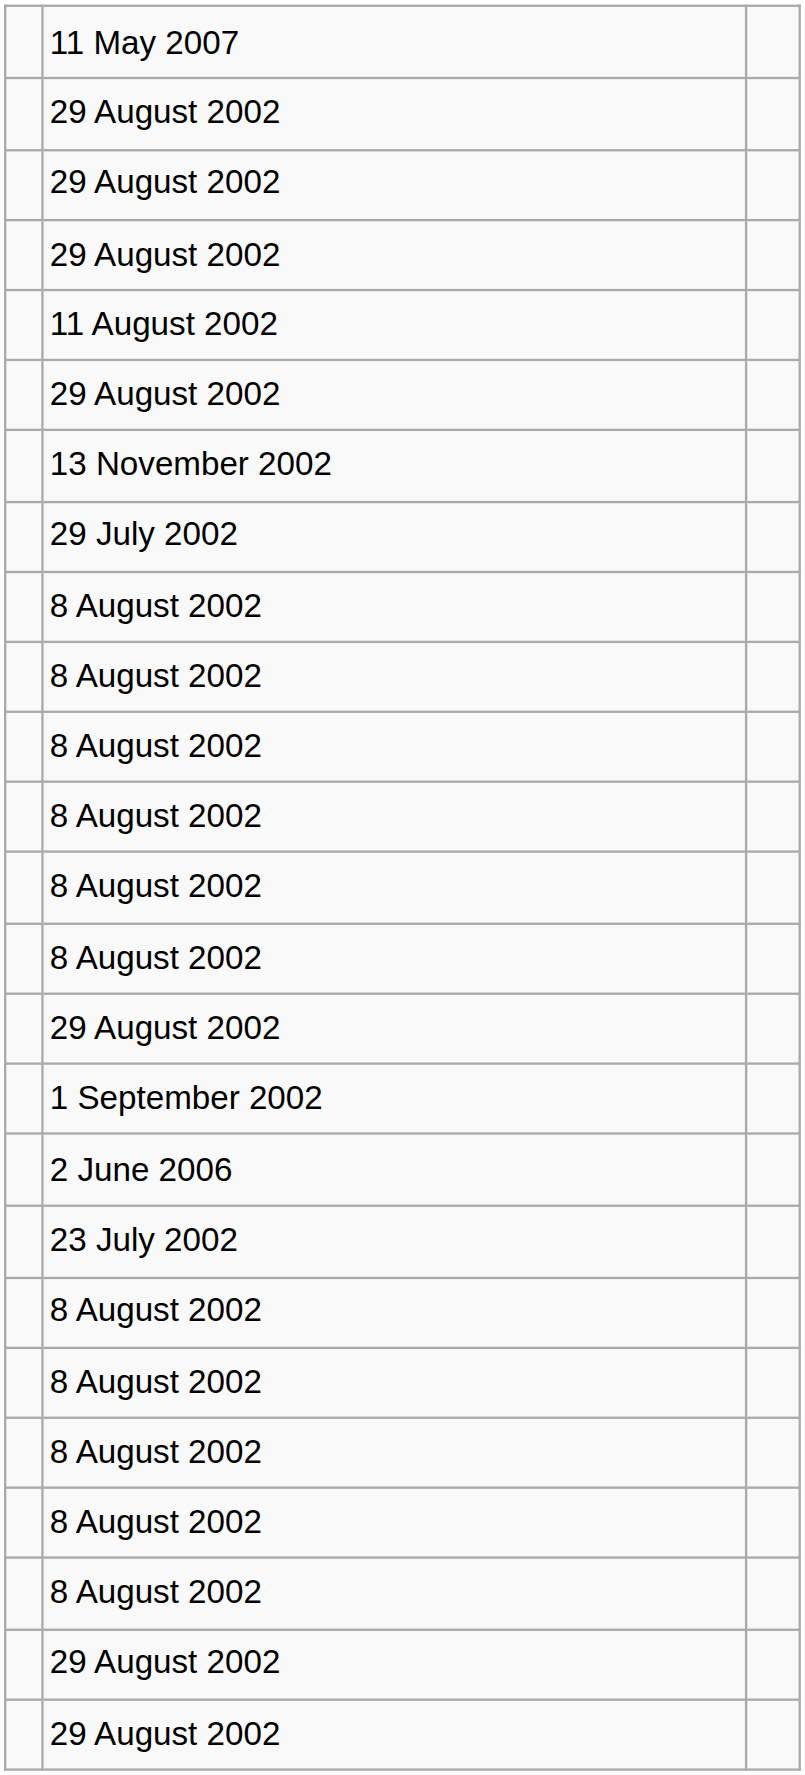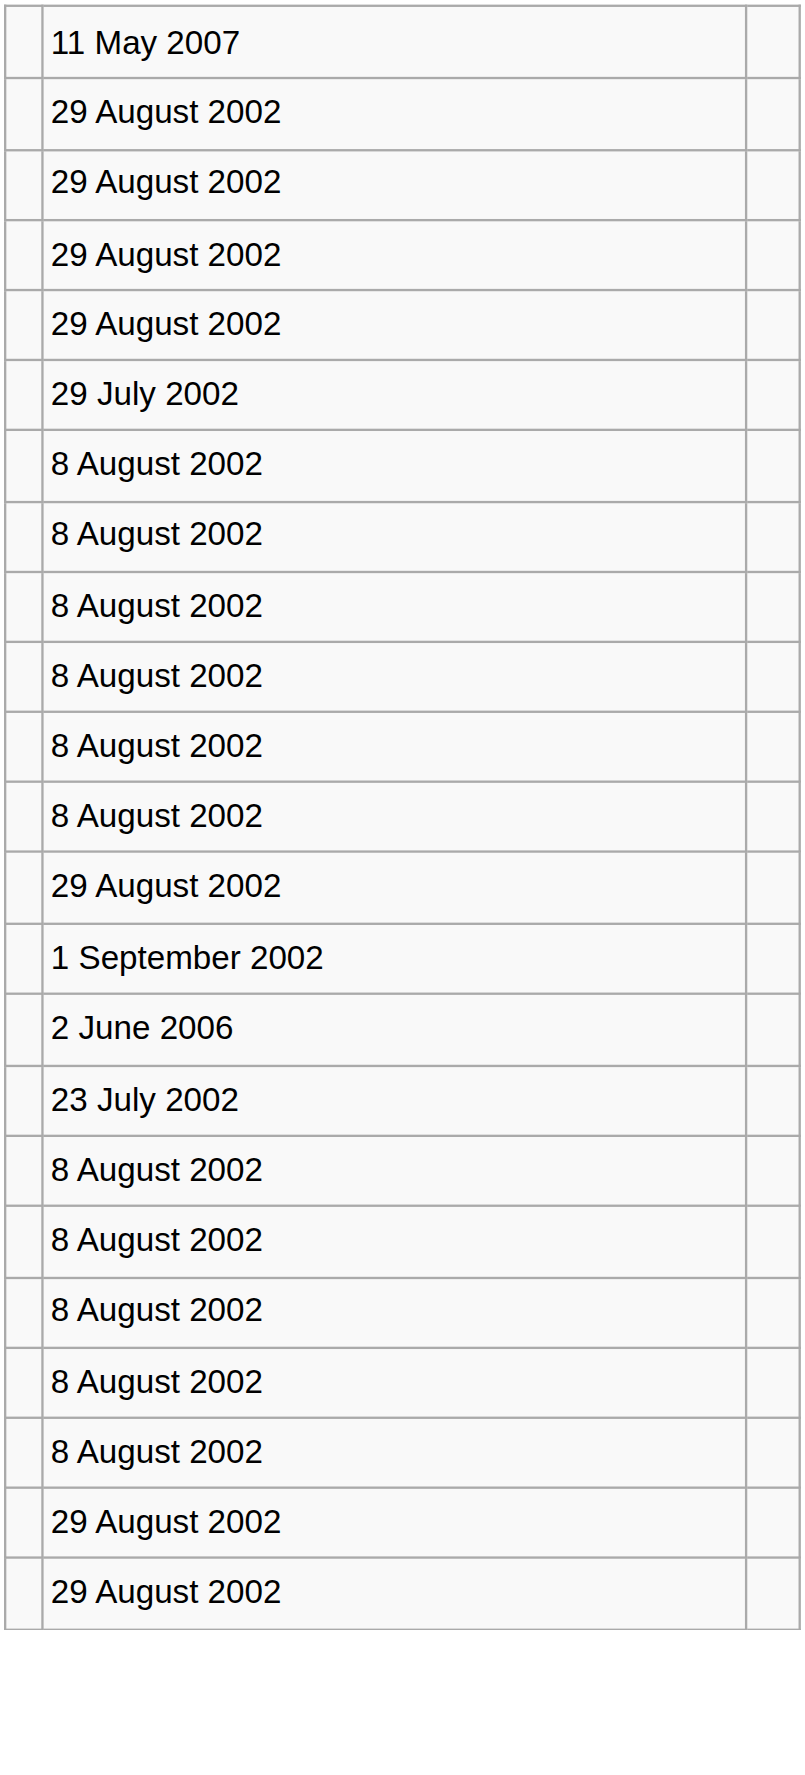- row: (24, 325)
- row: (24, 466)
